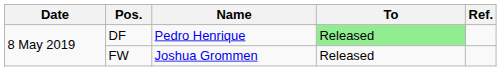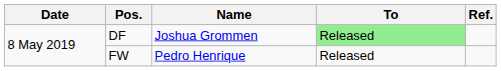(200, 35) Pedro Henrique -> (206, 35) Joshua Grommen
(206, 55) Joshua Grommen -> (200, 55) Pedro Henrique
